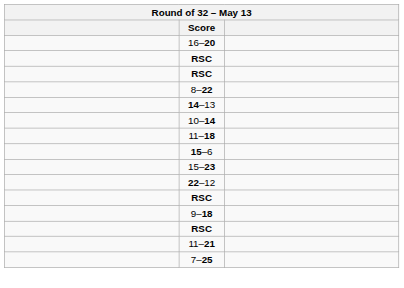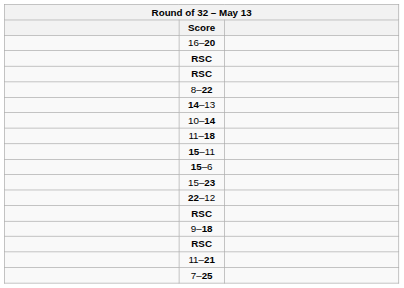+ row: (92, 152)
